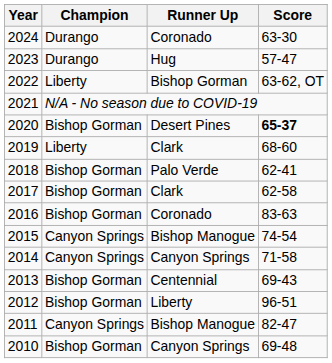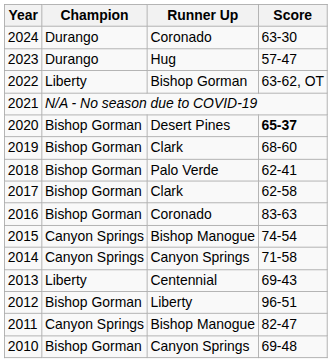(66, 147) Liberty -> (93, 147) Bishop Gorman
(93, 280) Bishop Gorman -> (66, 280) Liberty
